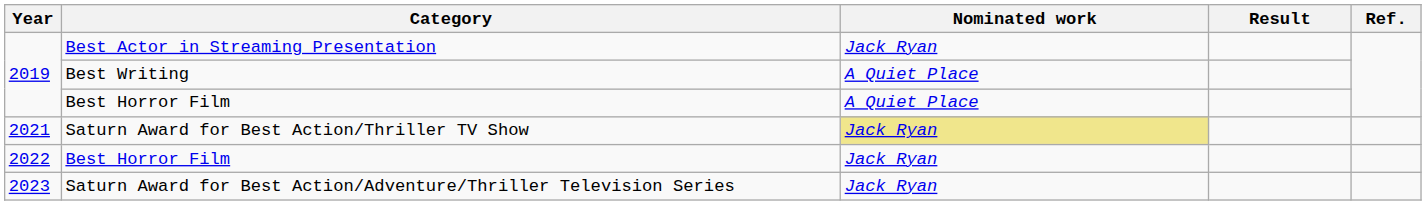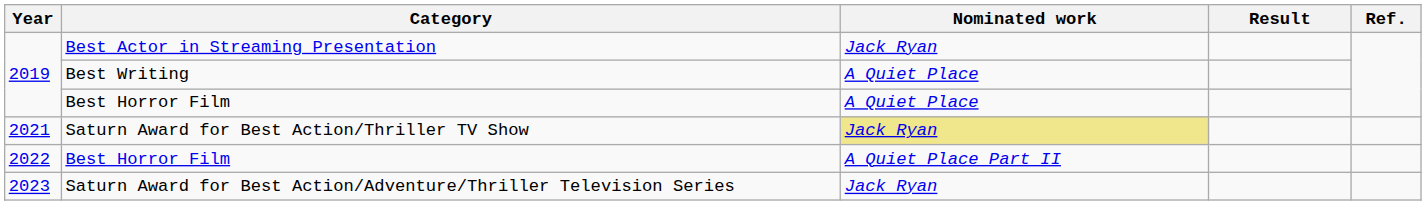(891, 158) Jack Ryan -> (953, 158) A Quiet Place Part II
